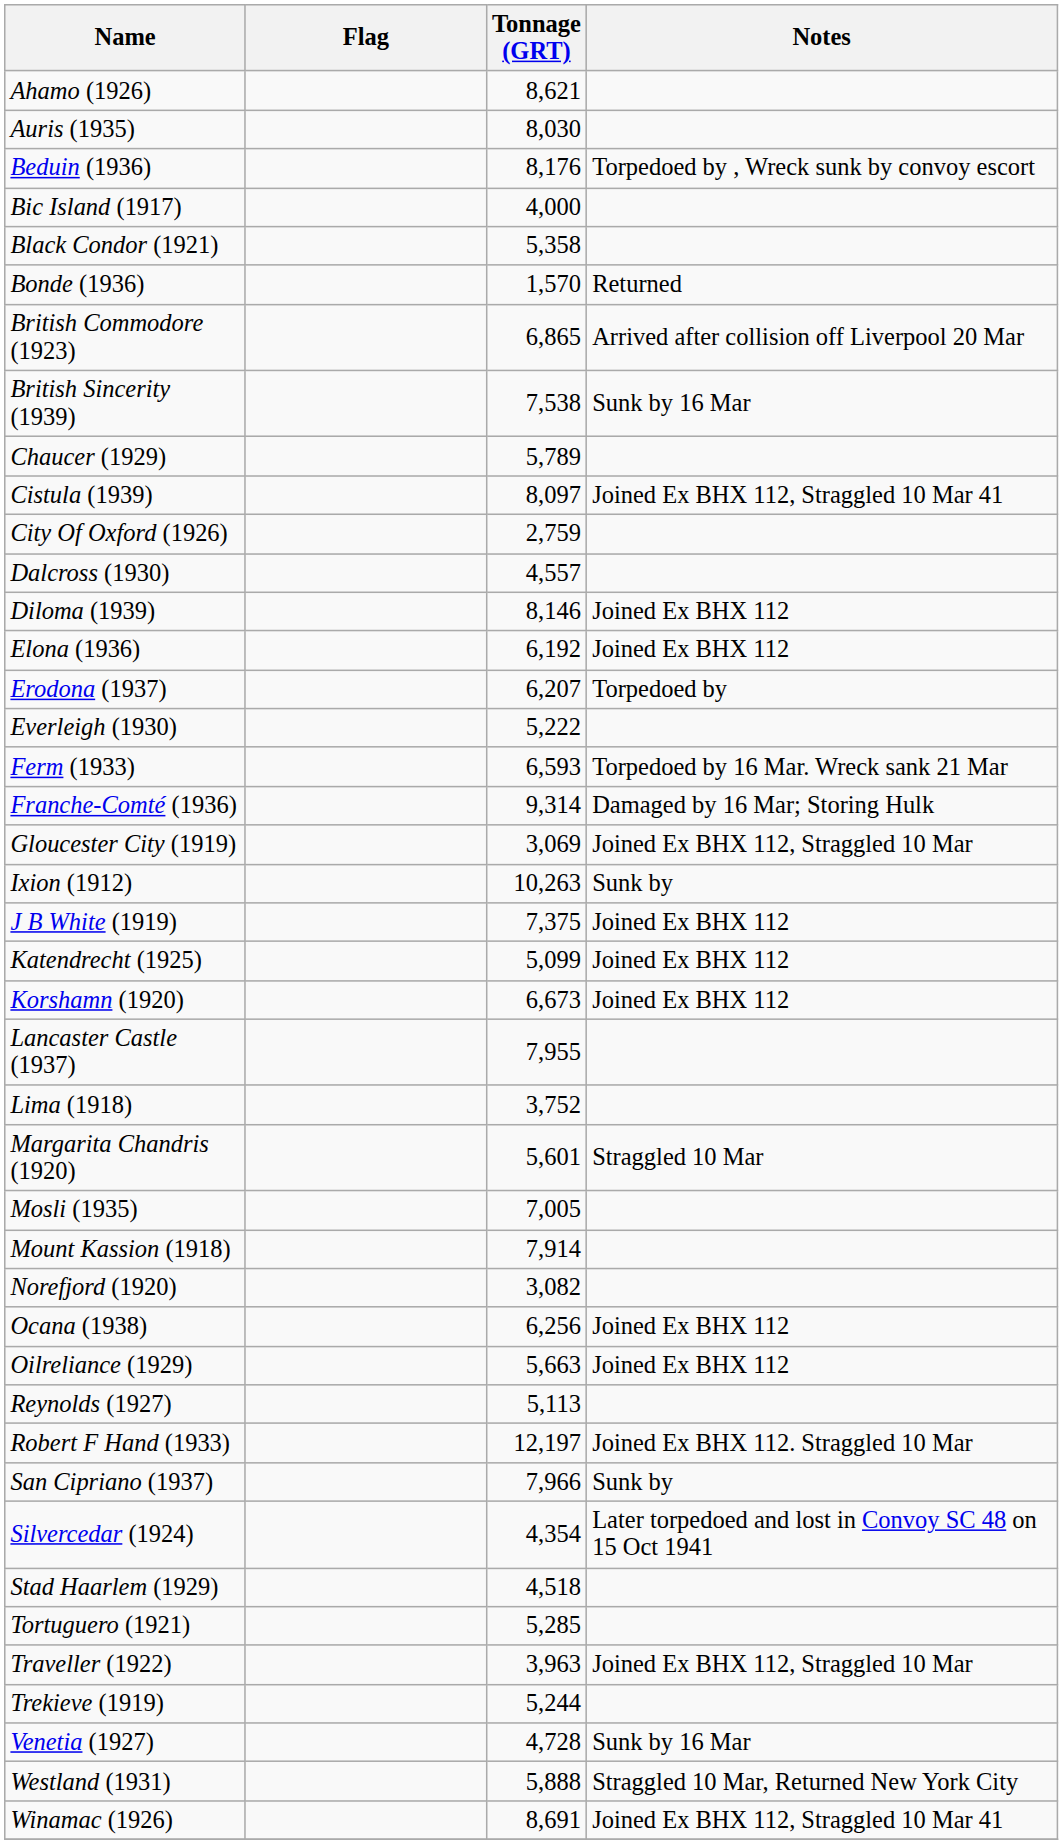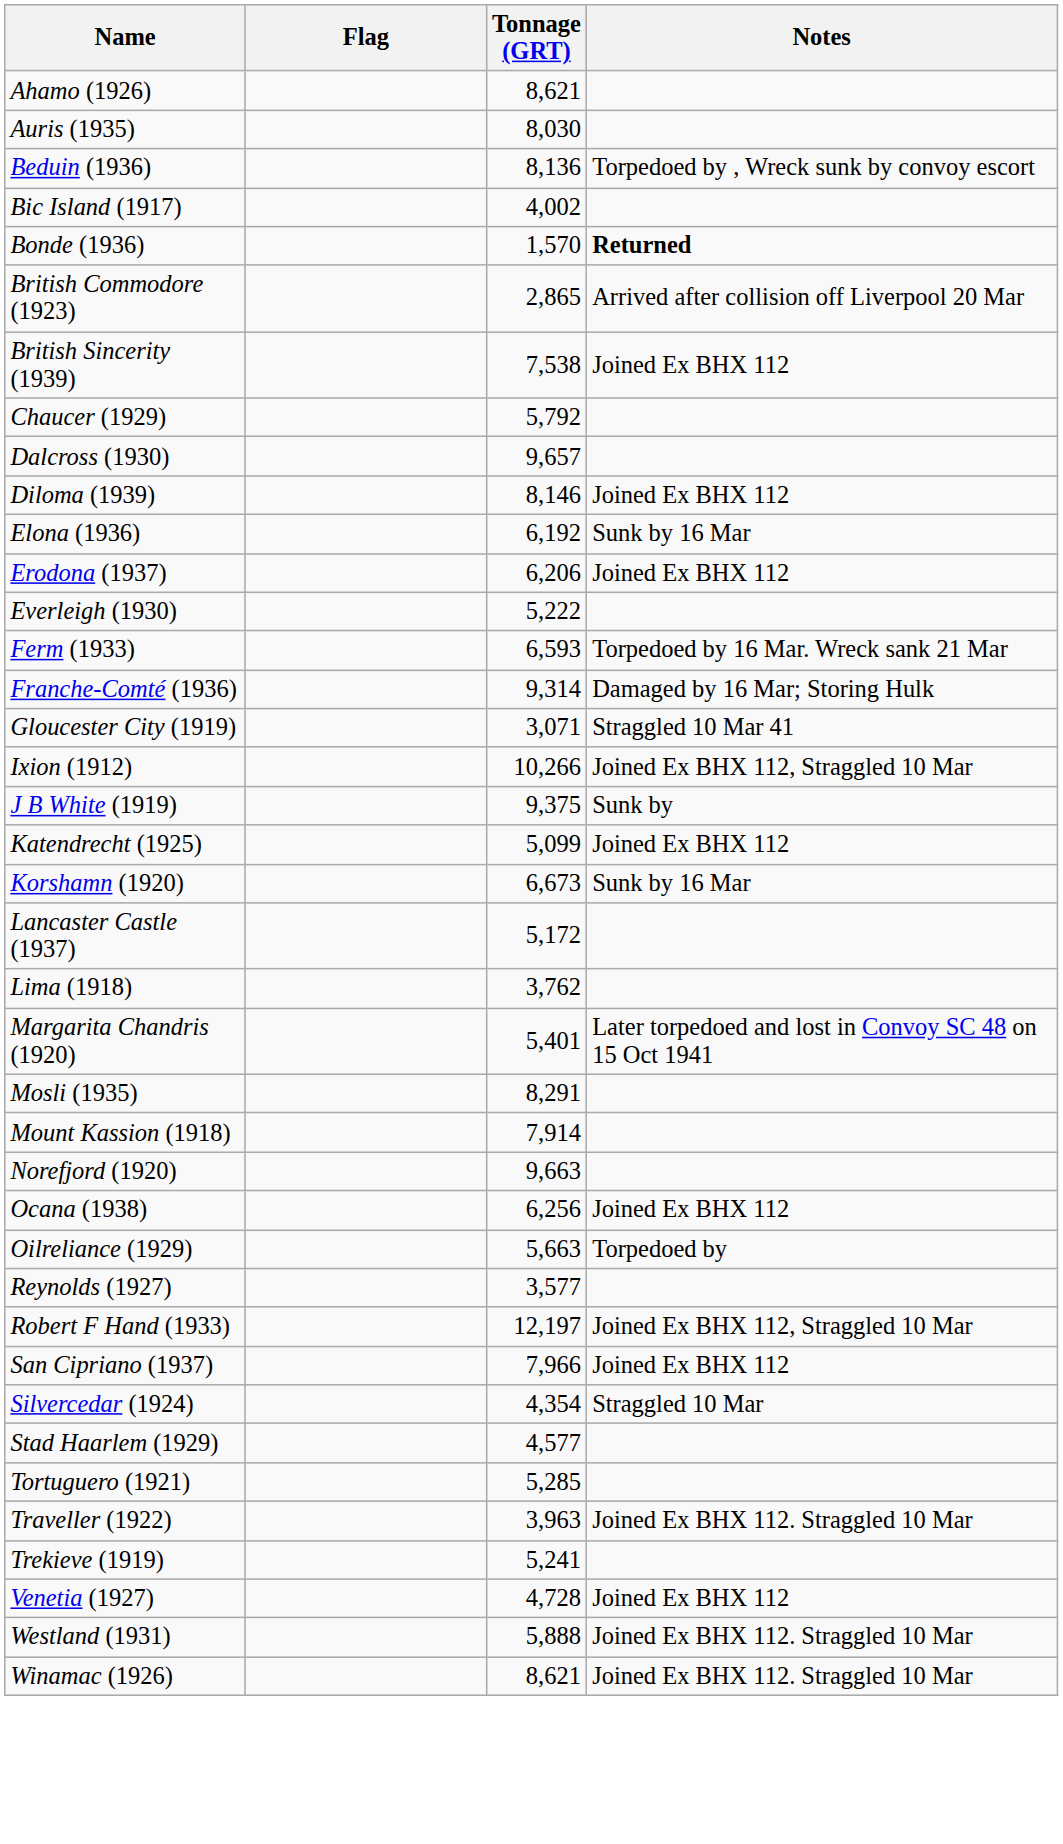(553, 167) 8,176 -> (553, 167) 8,136
(553, 206) 4,000 -> (553, 206) 4,002
- row: (114, 245)
(637, 284) normal -> (642, 245) bold
(553, 336) 6,865 -> (553, 298) 2,865
(671, 403) Sunk by 16 Mar -> (691, 364) Joined Ex BHX 112
(553, 455) 5,789 -> (553, 417) 5,792
- row: (81, 494)
- row: (119, 533)
(553, 572) 4,557 -> (553, 455) 9,657
(691, 650) Joined Ex BHX 112 -> (671, 533) Sunk by 16 Mar
(553, 688) 6,207 -> (553, 572) 6,206
(660, 688) Torpedoed by -> (691, 572) Joined Ex BHX 112
(553, 844) 3,069 -> (553, 727) 3,071
(782, 844) Joined Ex BHX 112, Straggled 10 Mar -> (693, 727) Straggled 10 Mar 41
(547, 883) 10,263 -> (547, 766) 10,266
(633, 883) Sunk by -> (782, 766) Joined Ex BHX 112, Straggled 10 Mar
(553, 921) 7,375 -> (553, 805) 9,375
(691, 921) Joined Ex BHX 112 -> (633, 805) Sunk by
(691, 999) Joined Ex BHX 112 -> (671, 883) Sunk by 16 Mar
(553, 1052) 7,955 -> (553, 935) 5,172
(553, 1104) 3,752 -> (553, 988) 3,762
(553, 1157) 5,601 -> (553, 1040) 5,401
(678, 1157) Straggled 10 Mar -> (815, 1040) Later torpedoed and lost in Convoy SC 48 on 15 Oct 1941
(553, 1209) 7,005 -> (553, 1093) 8,291
(553, 1287) 3,082 -> (553, 1171) 9,663
(691, 1365) Joined Ex BHX 112 -> (660, 1248) Torpedoed by
(554, 1403) 5,113 -> (553, 1287) 3,577
(782, 1442) Joined Ex BHX 112. Straggled 10 Mar -> (782, 1326) Joined Ex BHX 112, Straggled 10 Mar
(633, 1481) Sunk by -> (691, 1365) Joined Ex BHX 112
(815, 1534) Later torpedoed and lost in Convoy SC 48 on 15 Oct 1941 -> (678, 1403) Straggled 10 Mar
(553, 1586) 4,518 -> (553, 1442) 4,577
(782, 1664) Joined Ex BHX 112, Straggled 10 Mar -> (782, 1520) Joined Ex BHX 112. Straggled 10 Mar
(553, 1703) 5,244 -> (553, 1559) 5,241
(671, 1742) Sunk by 16 Mar -> (691, 1598) Joined Ex BHX 112
(805, 1780) Straggled 10 Mar, Returned New York City -> (782, 1636) Joined Ex BHX 112. Straggled 10 Mar
(553, 1819) 8,691 -> (553, 1675) 8,621
(798, 1819) Joined Ex BHX 112, Straggled 10 Mar 41 -> (782, 1675) Joined Ex BHX 112. Straggled 10 Mar
